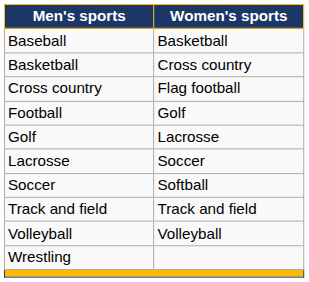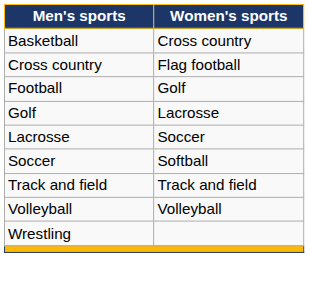- row: (37, 40)
